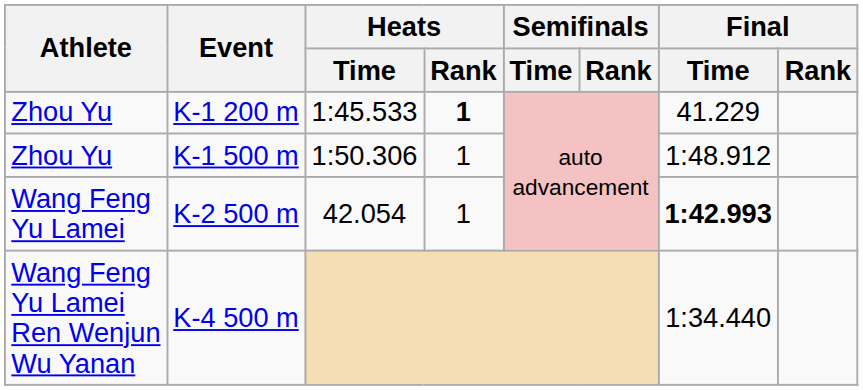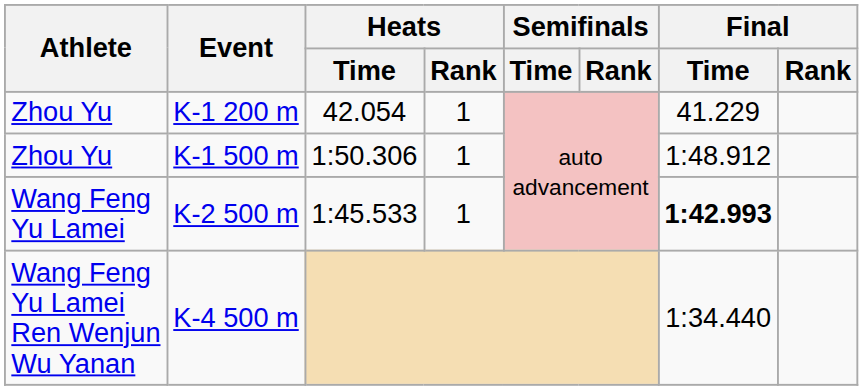(364, 113) 1:45.533 -> (364, 113) 42.054
(463, 113) bold -> (463, 113) normal
(364, 214) 42.054 -> (364, 214) 1:45.533
